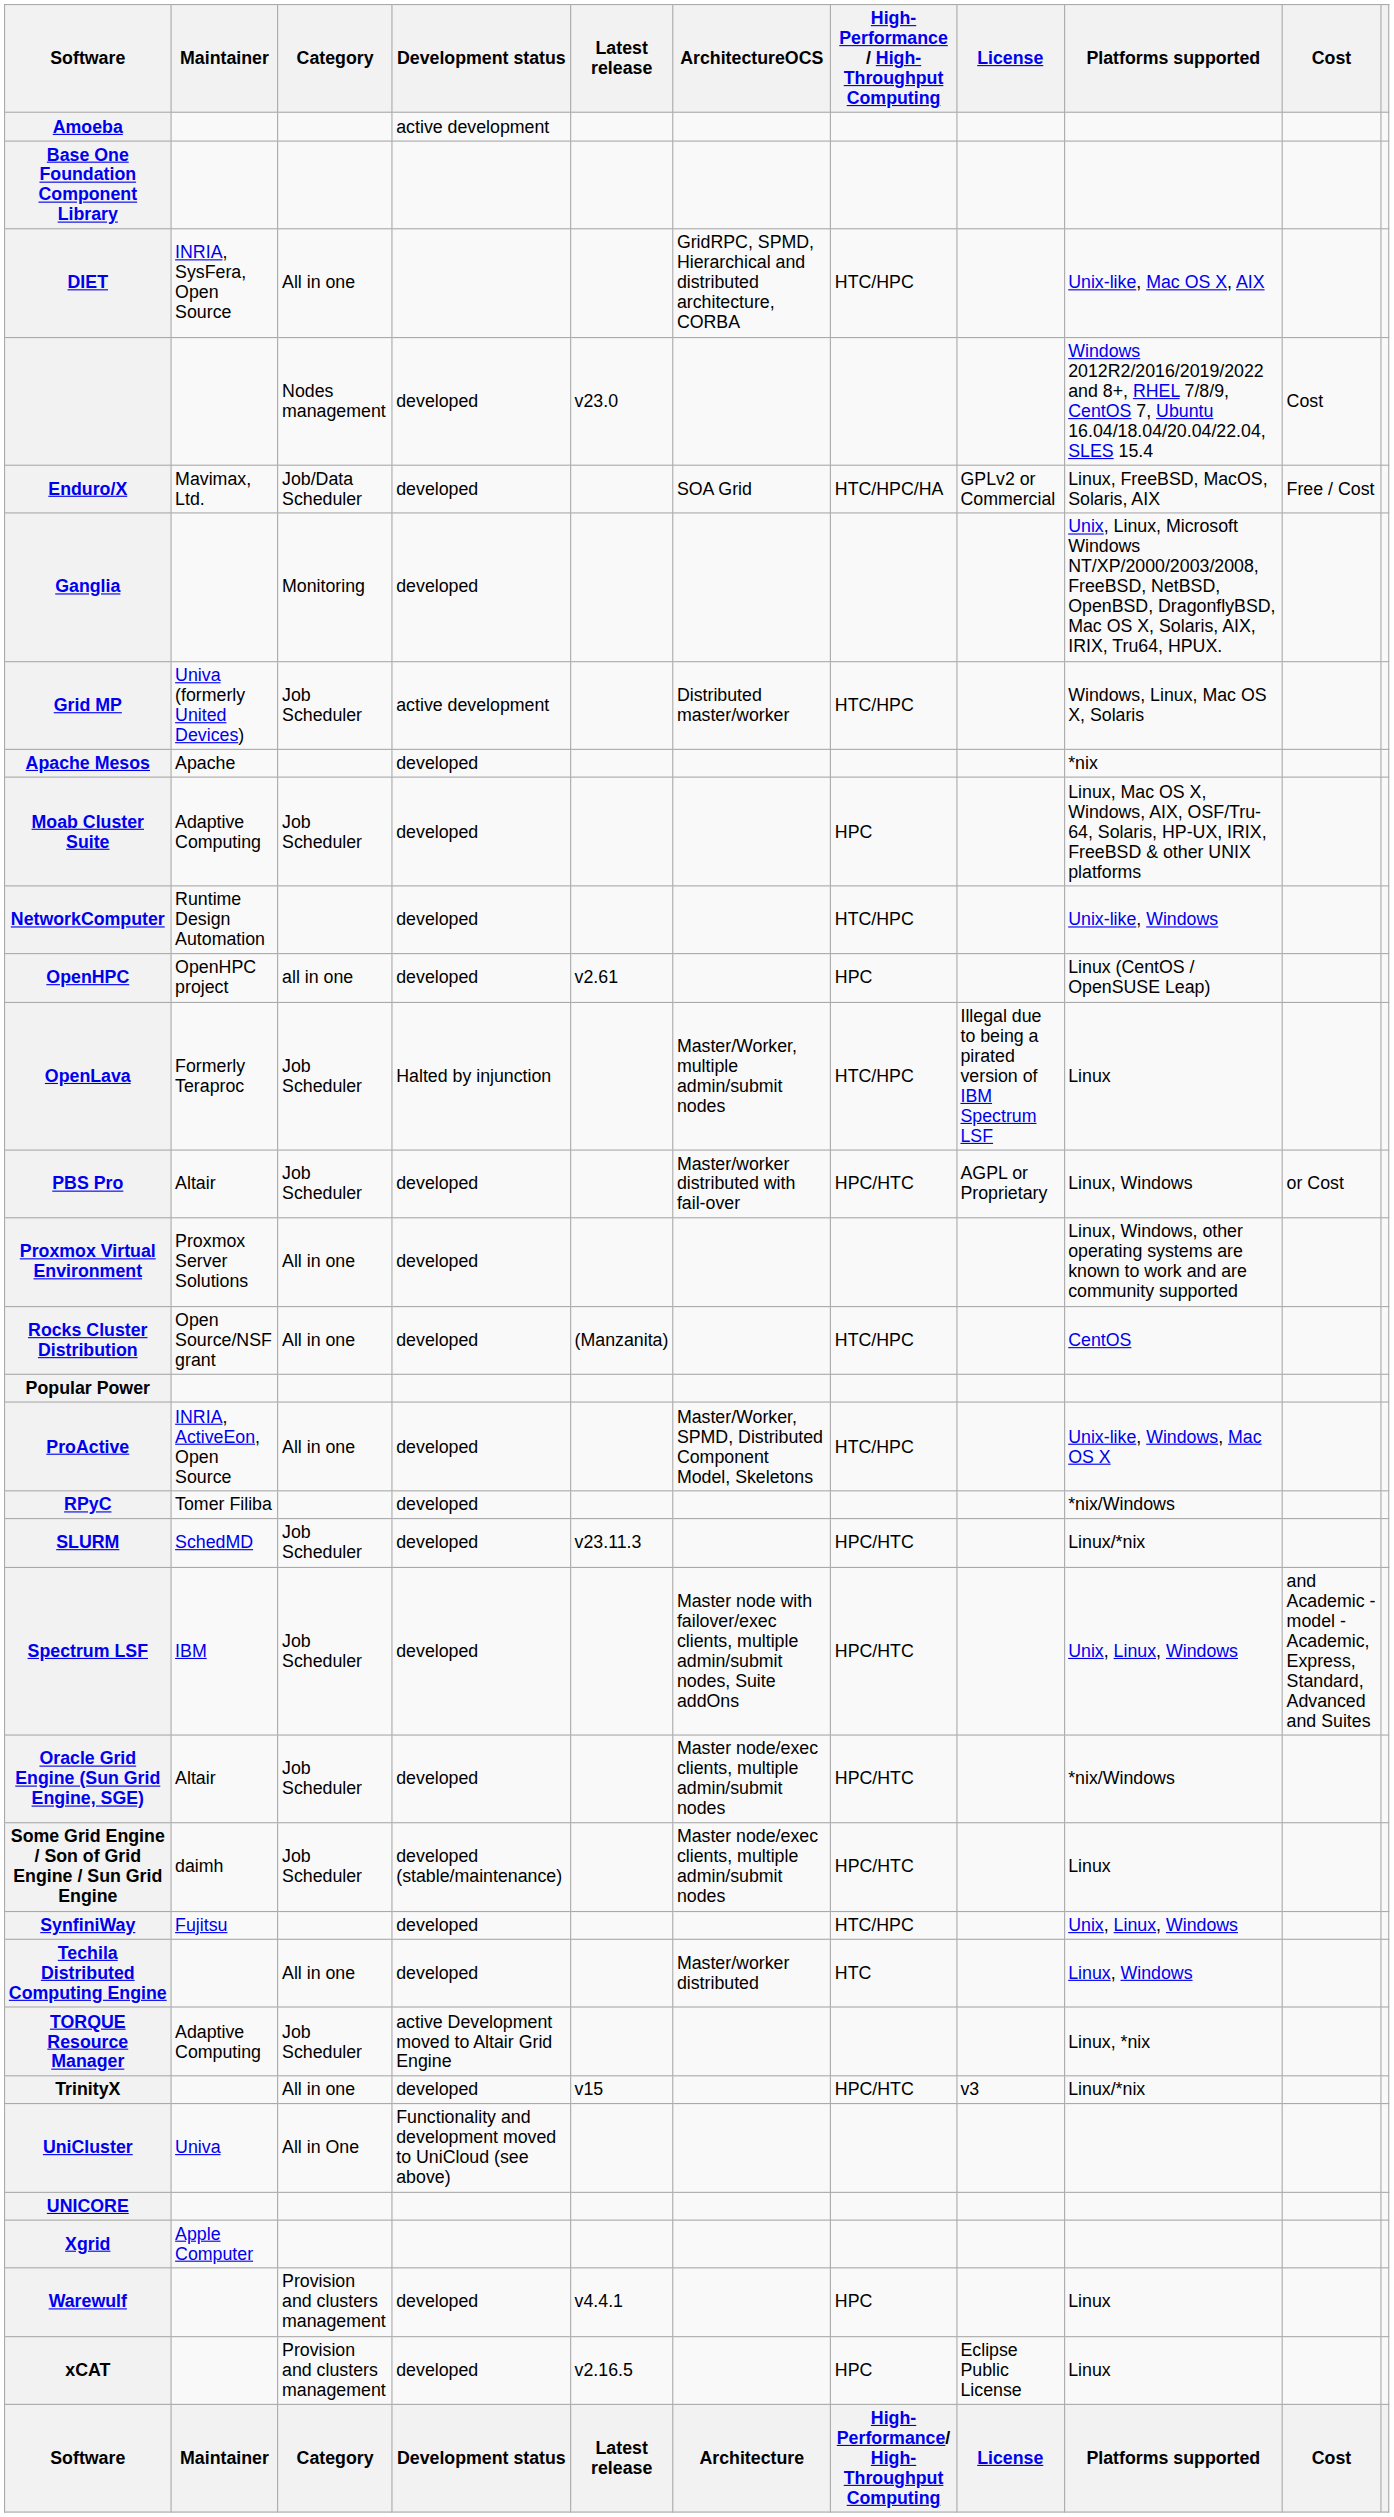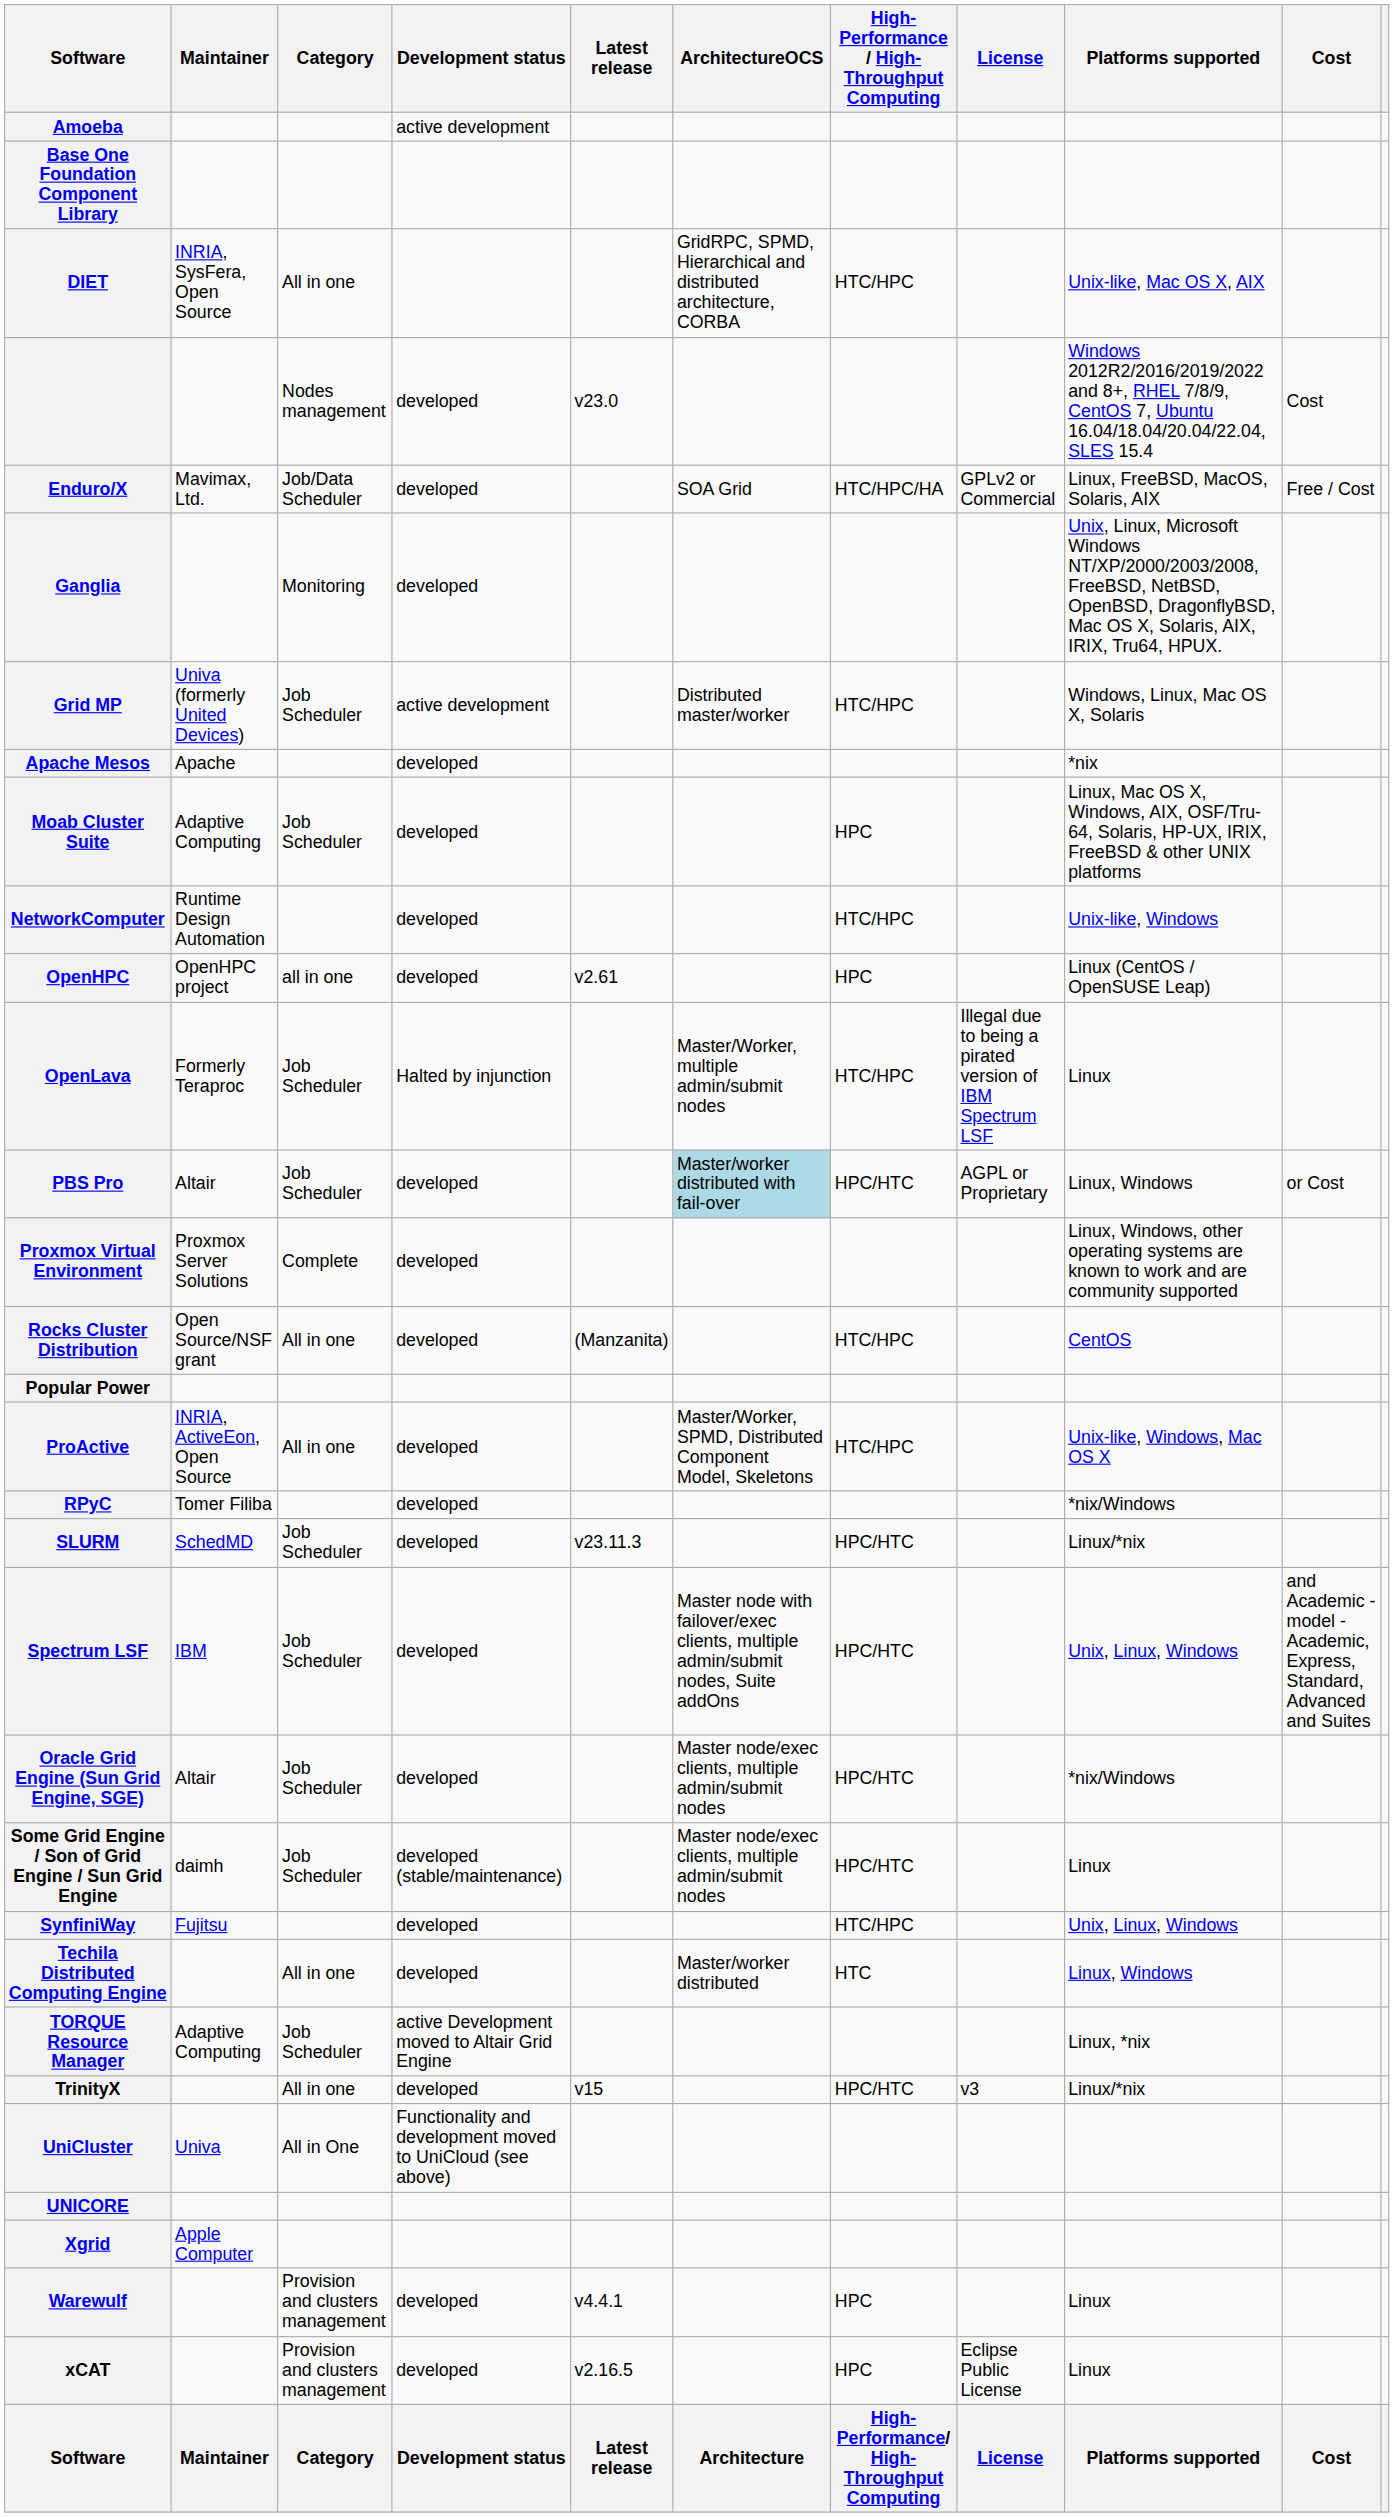(736, 1183) no background -> (736, 1183) lightblue background
(319, 1262) All in one -> (320, 1262) Complete
